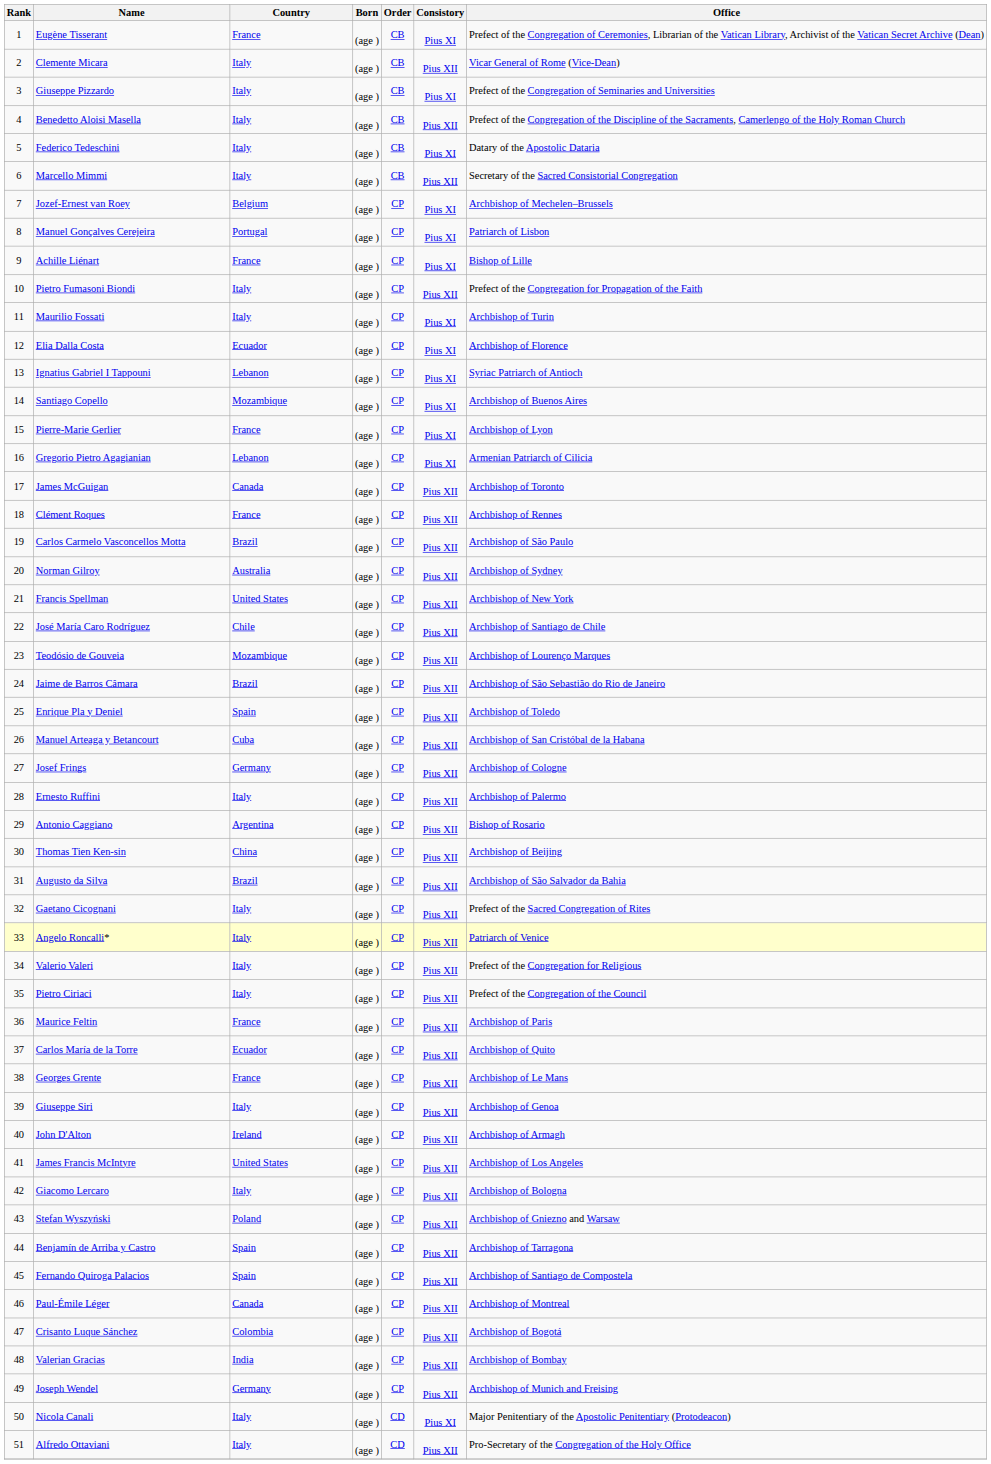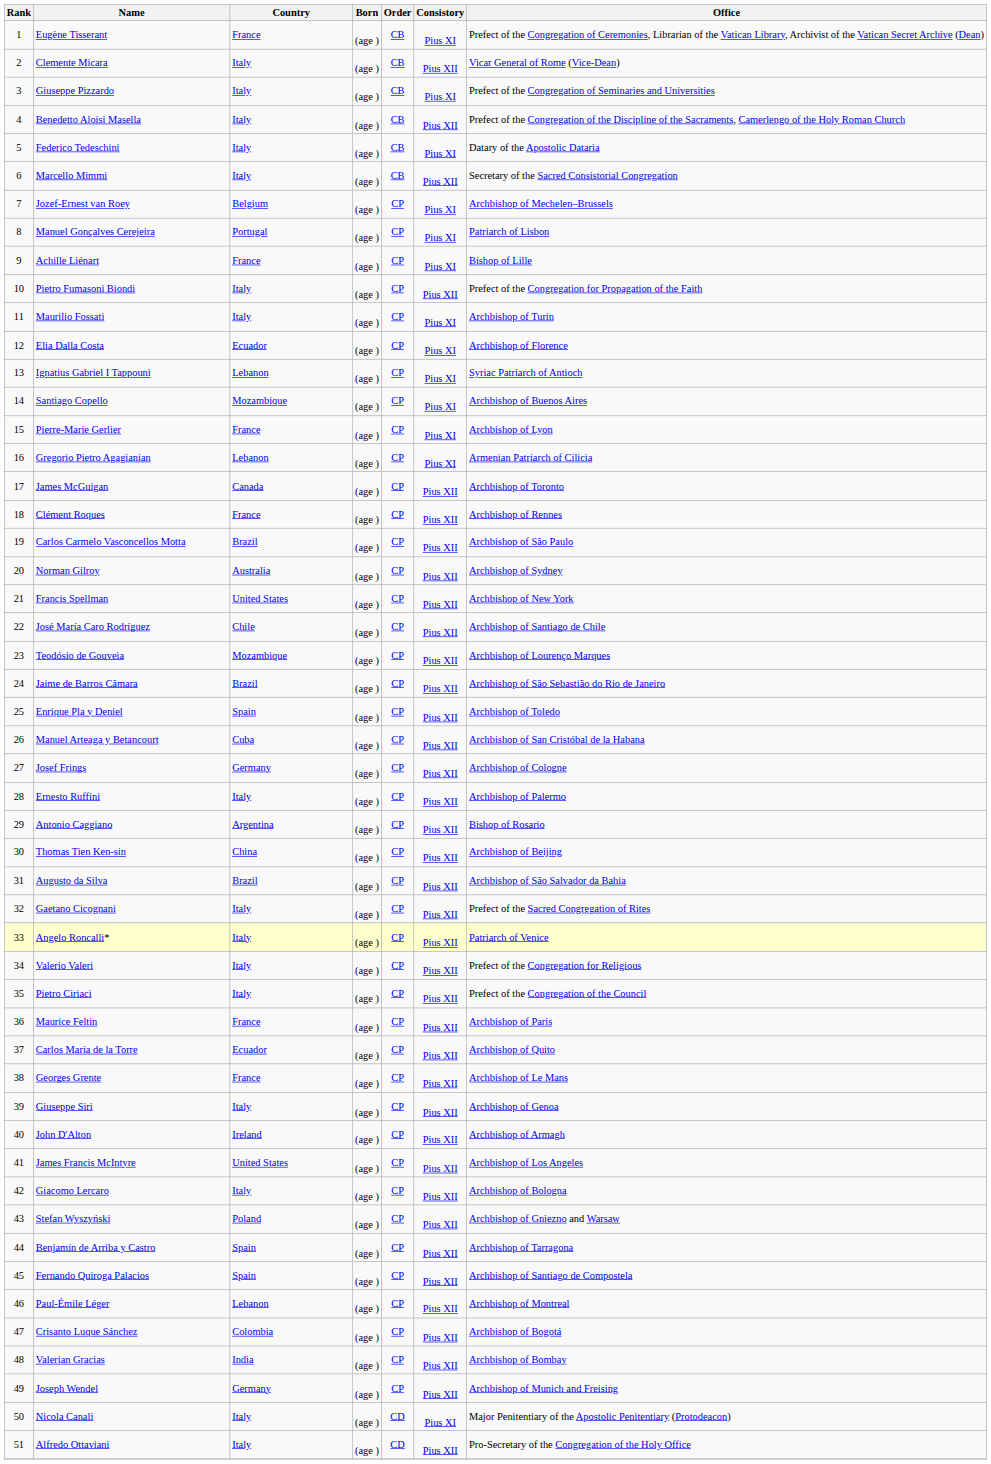(248, 1303) Canada -> (250, 1303) Lebanon
